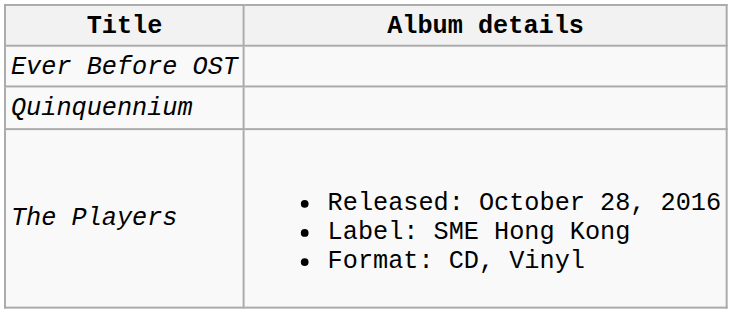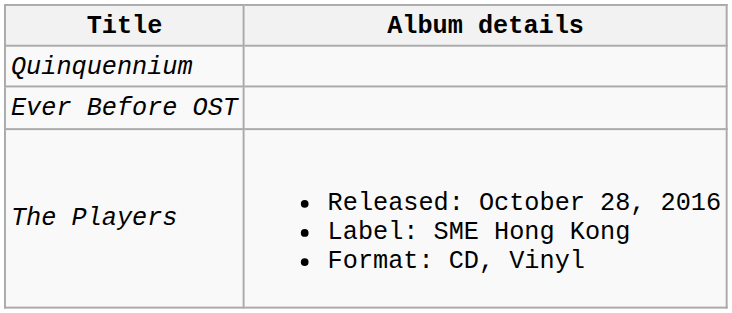rows swapped: (102, 108) <-> (124, 67)
